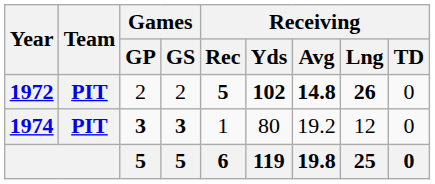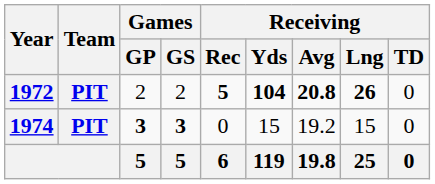(269, 91) 102 -> (269, 91) 104
(316, 91) 14.8 -> (316, 91) 20.8
(223, 126) 1 -> (223, 126) 0
(269, 126) 80 -> (269, 126) 15
(365, 126) 12 -> (365, 126) 15
